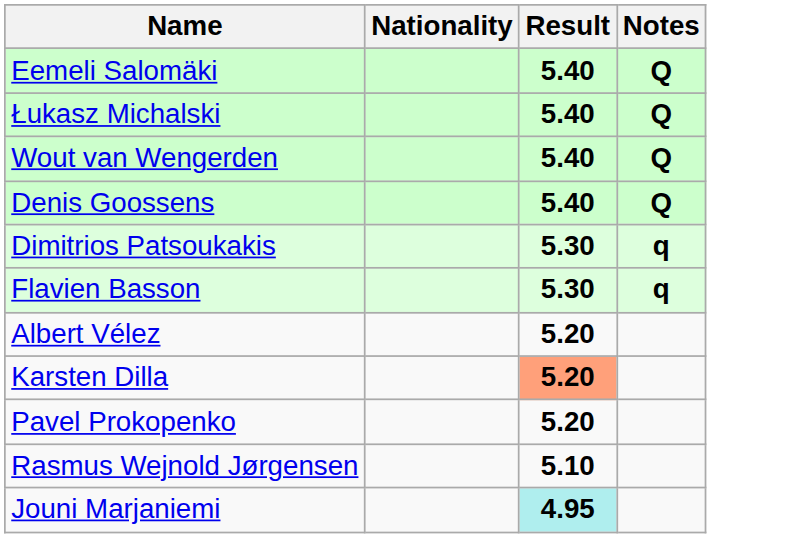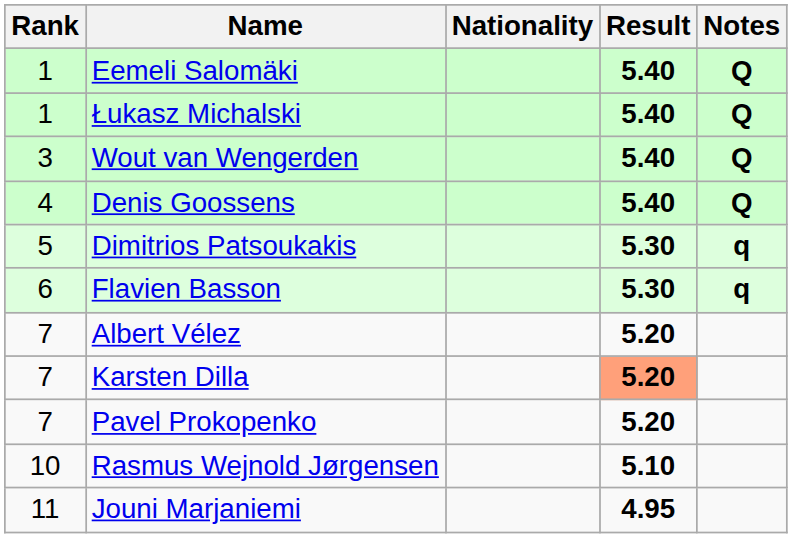+ column: (45, 26)
(568, 509) paleturquoise background -> (648, 509) no background
